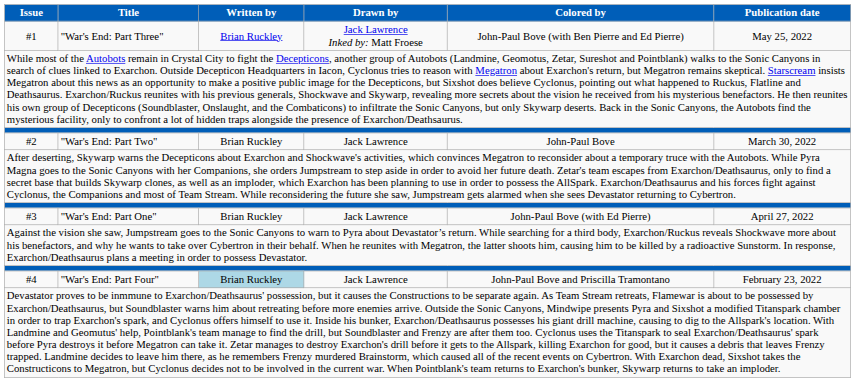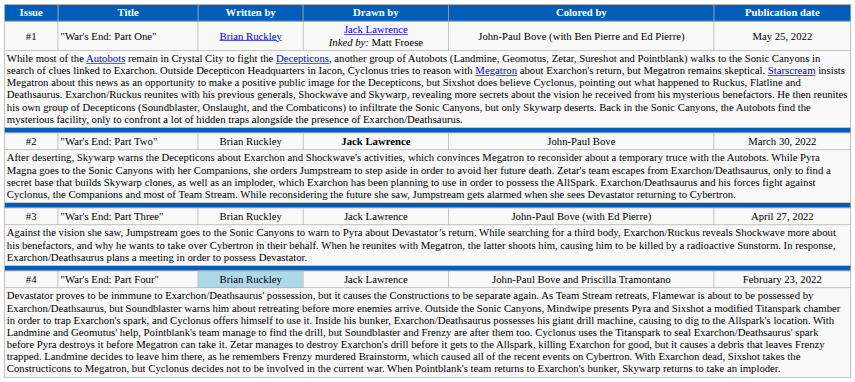(112, 36) "War's End: Part Three" -> (109, 36) "War's End: Part One"
(376, 141) normal -> (376, 141) bold
(109, 216) "War's End: Part One" -> (112, 216) "War's End: Part Three"
